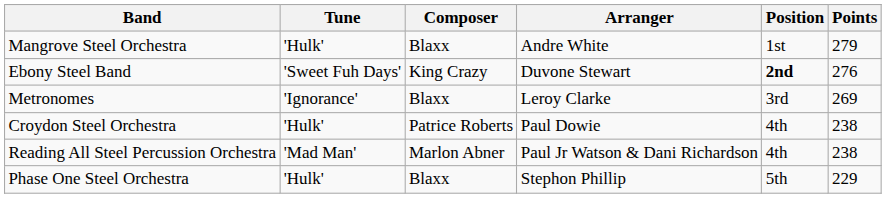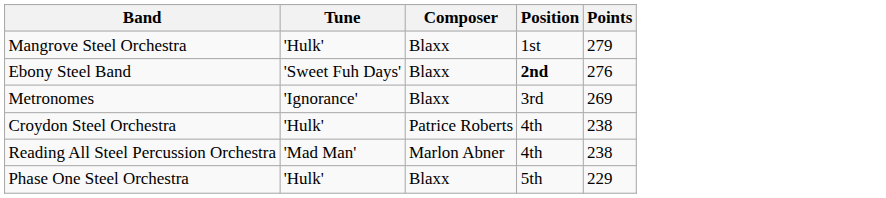- column: (639, 17)
(448, 71) King Crazy -> (429, 71) Blaxx
